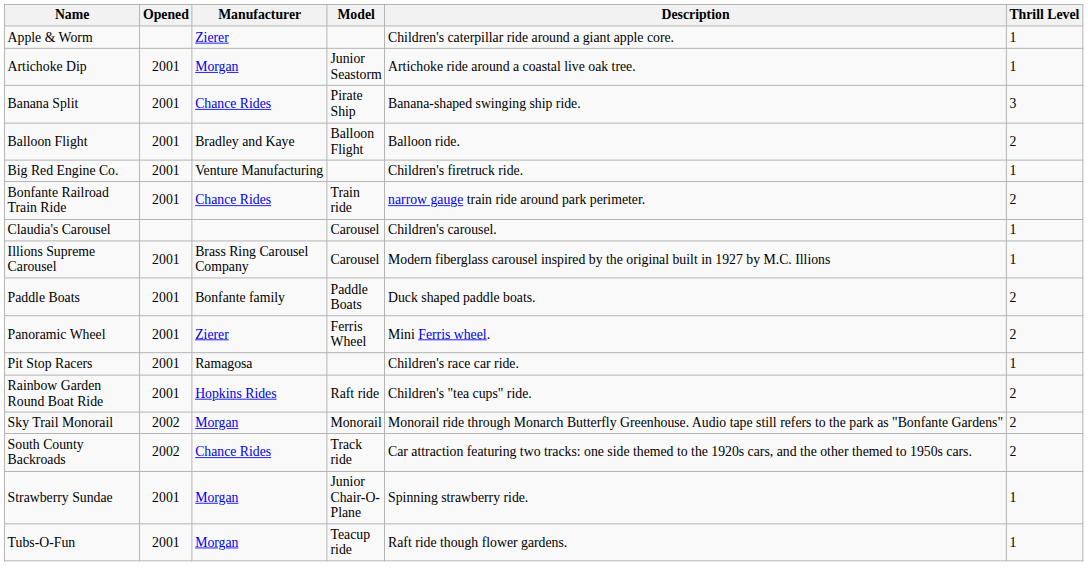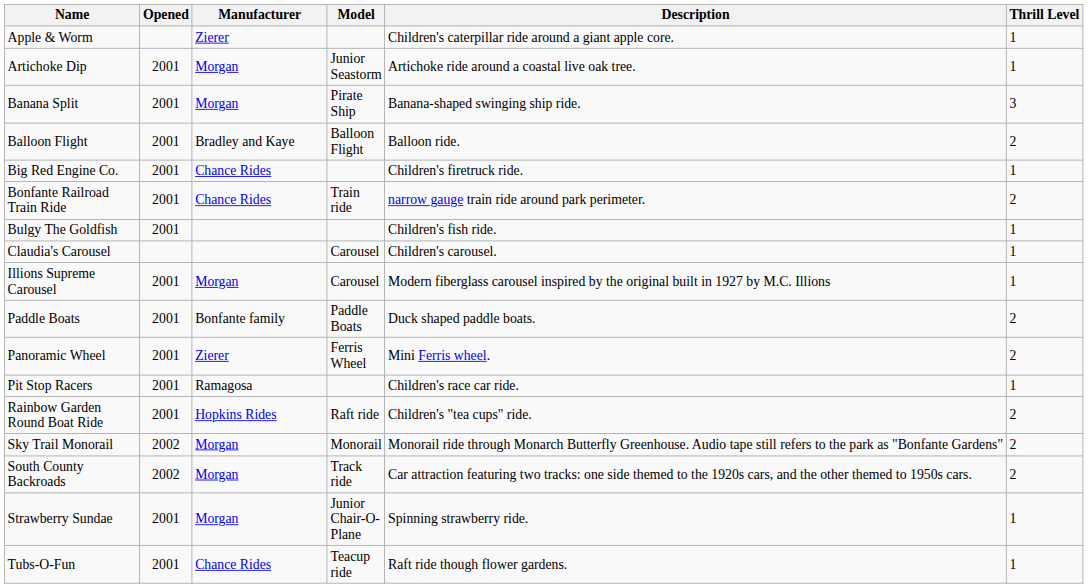(233, 104) Chance Rides -> (217, 104) Morgan
(259, 170) Venture Manufacturing -> (233, 170) Chance Rides
+ row: (63, 230)
(252, 259) Brass Ring Carousel Company -> (217, 281) Morgan
(233, 452) Chance Rides -> (217, 474) Morgan
(217, 542) Morgan -> (233, 564) Chance Rides
